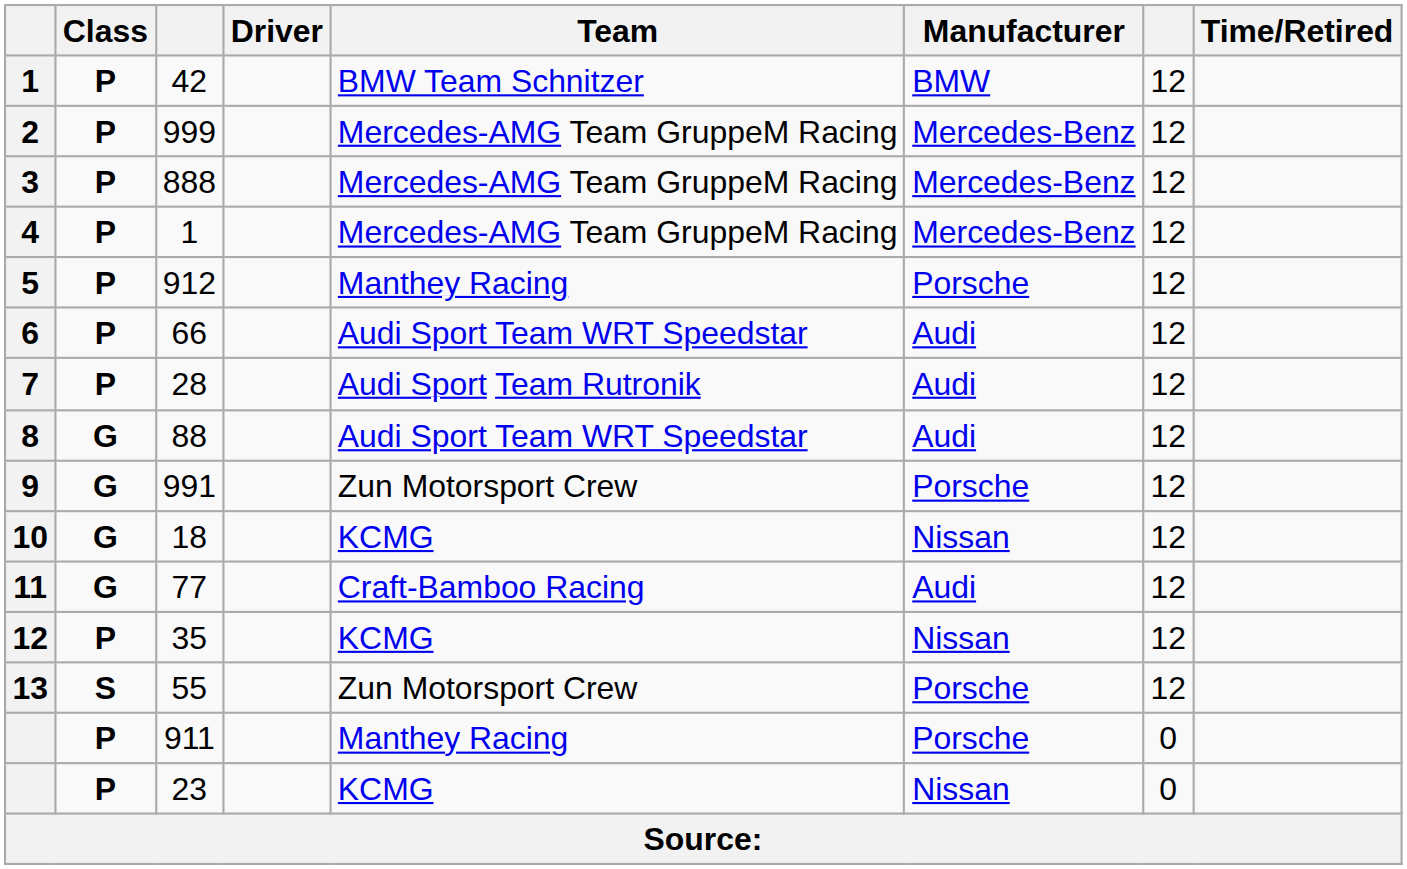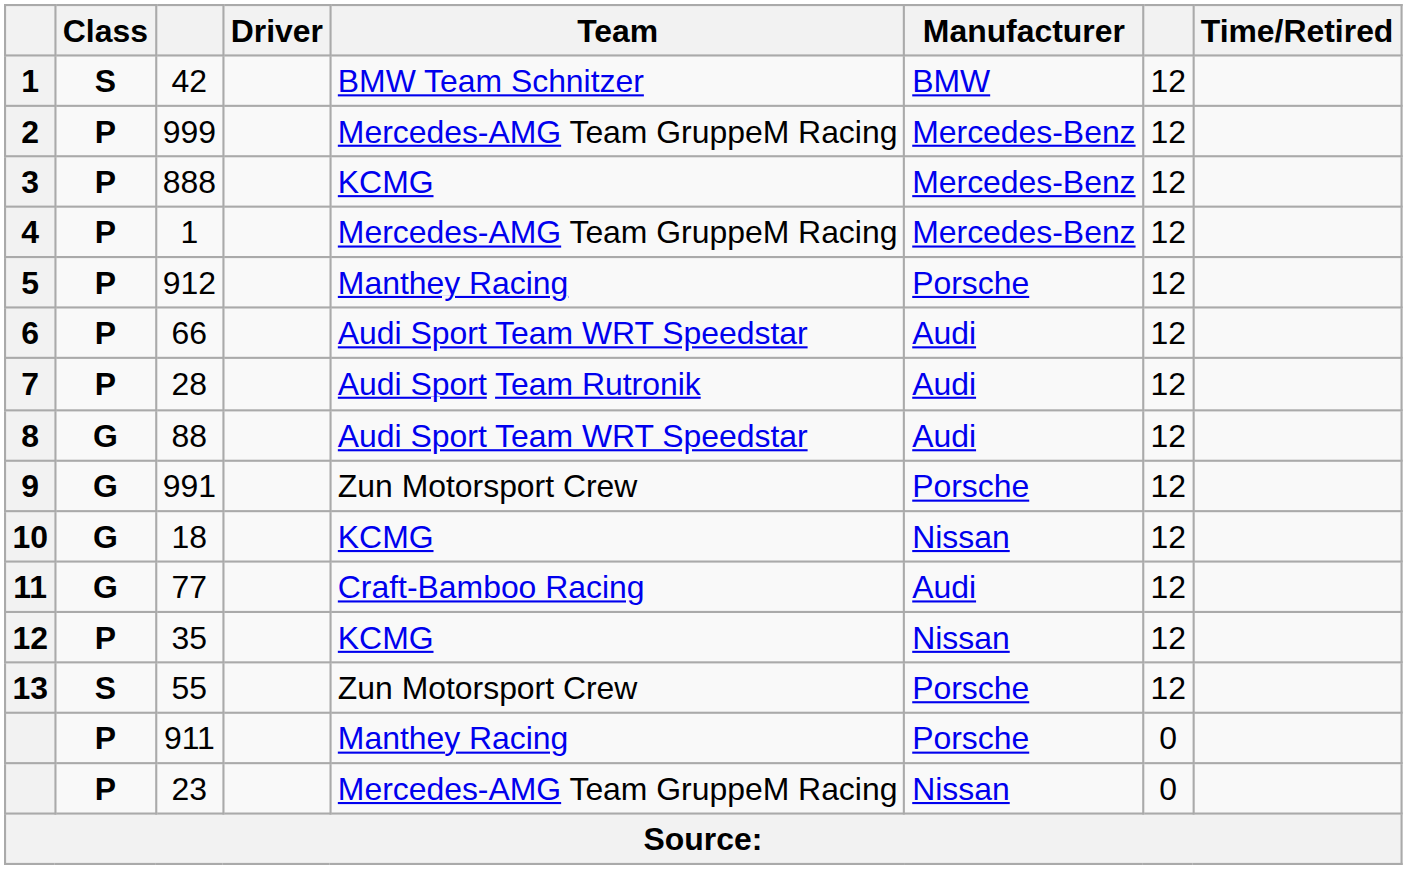(105, 81) P -> (105, 81) S
(618, 182) Mercedes-AMG Team GruppeM Racing -> (386, 182) KCMG
(386, 788) KCMG -> (618, 788) Mercedes-AMG Team GruppeM Racing
